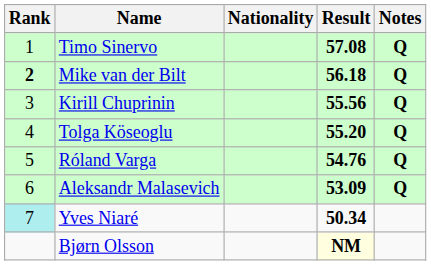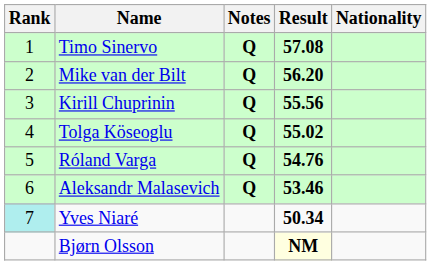columns swapped: (271, 18) <-> (400, 18)
(30, 75) bold -> (30, 75) normal
(346, 75) 56.18 -> (303, 75) 56.20
(346, 132) 55.20 -> (303, 132) 55.02
(346, 189) 53.09 -> (303, 189) 53.46
